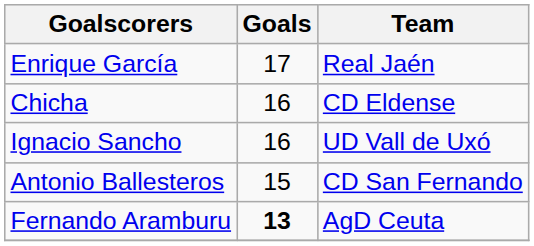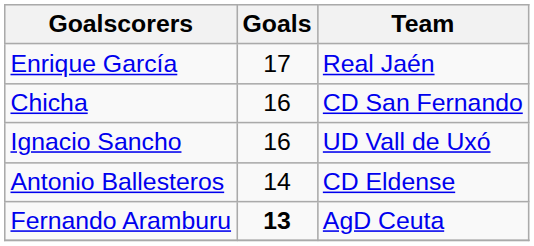(389, 102) CD Eldense -> (423, 102) CD San Fernando
(277, 181) 15 -> (277, 181) 14
(423, 181) CD San Fernando -> (389, 181) CD Eldense
